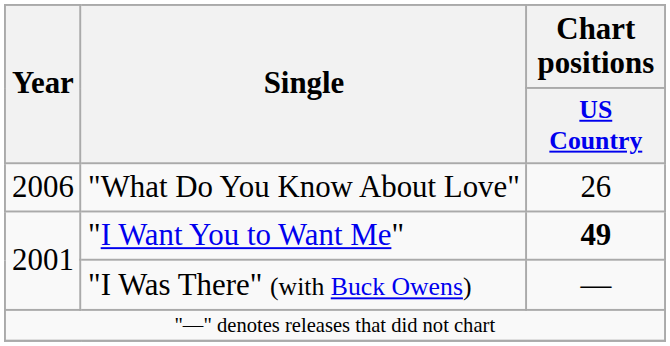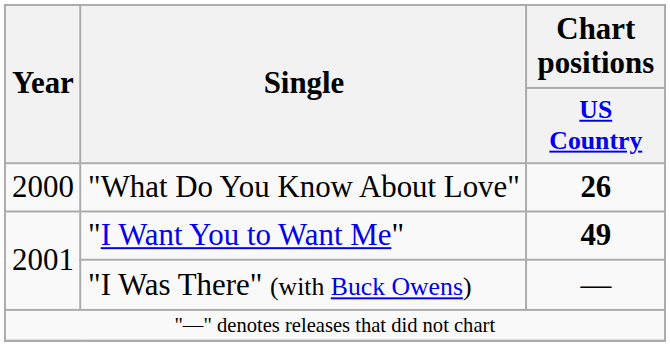(43, 186) 2006 -> (43, 186) 2000
(596, 186) normal -> (596, 186) bold
